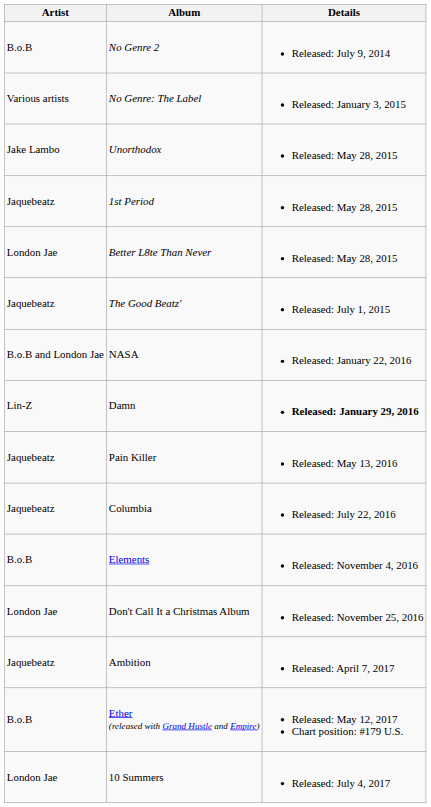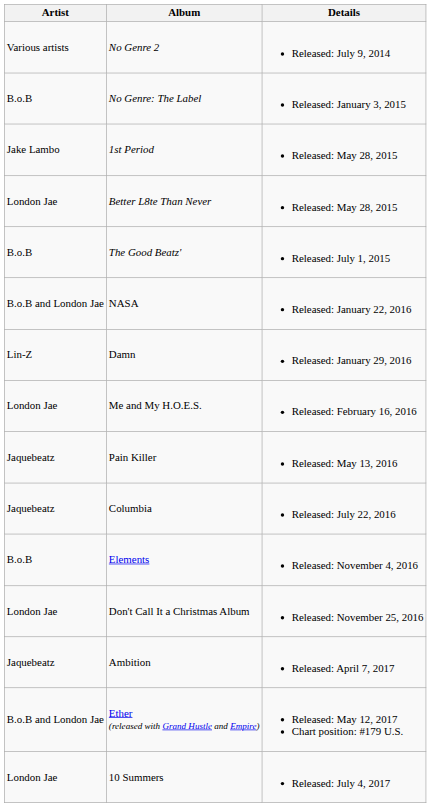(20, 47) B.o.B -> (38, 47) Various artists
(38, 98) Various artists -> (20, 98) B.o.B
- row: (135, 149)
(31, 201) Jaquebeatz -> (33, 149) Jake Lambo
(31, 303) Jaquebeatz -> (20, 252) B.o.B
(344, 412) bold -> (344, 361) normal
+ row: (155, 406)
(20, 719) B.o.B -> (55, 719) B.o.B and London Jae
